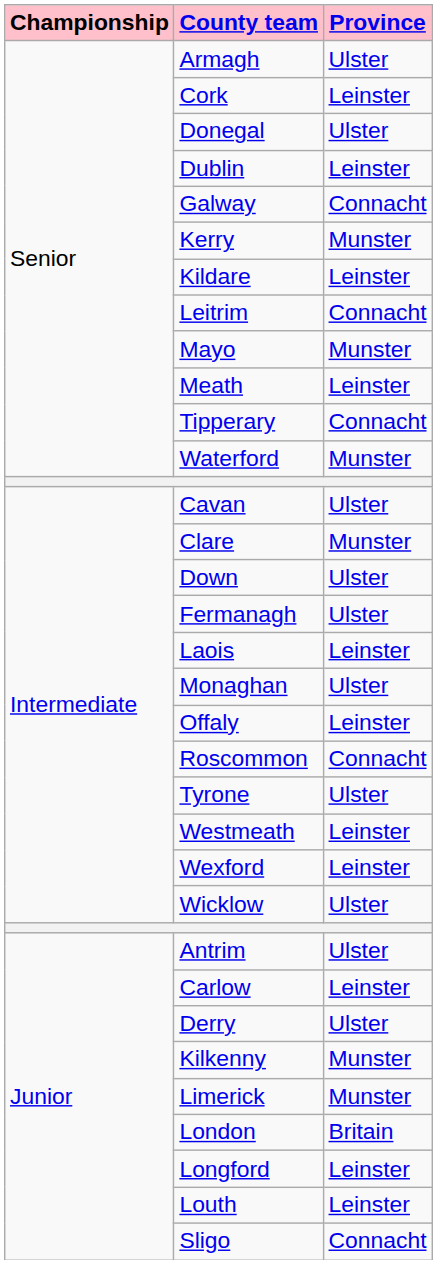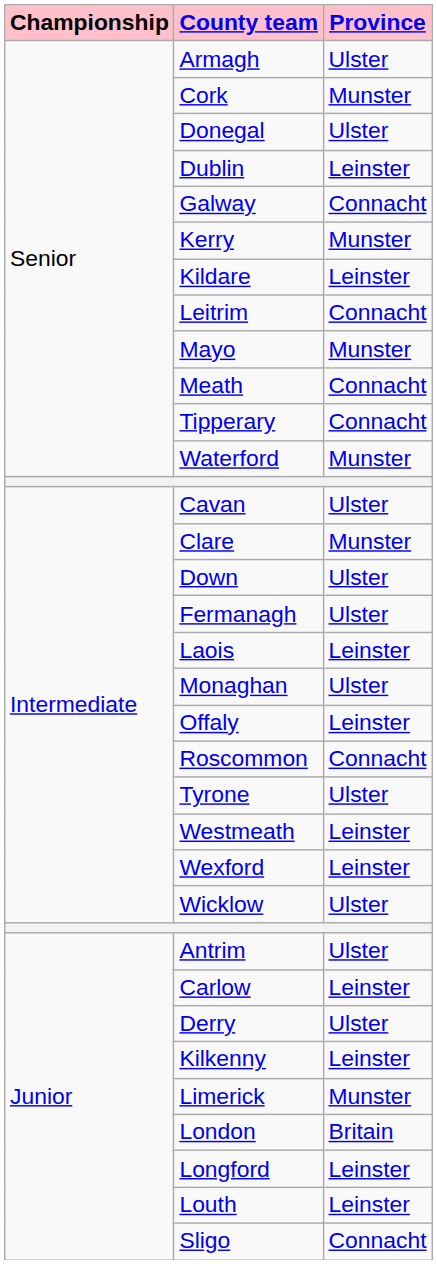(369, 95) Leinster -> (370, 95) Munster
(369, 385) Leinster -> (378, 385) Connacht
(370, 1059) Munster -> (369, 1059) Leinster
